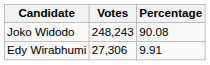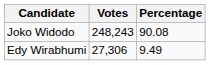(151, 50) 9.91 -> (151, 50) 9.49
